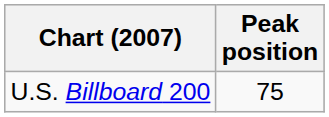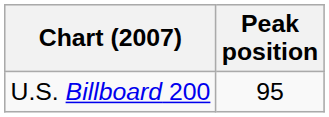(270, 91) 75 -> (270, 91) 95
